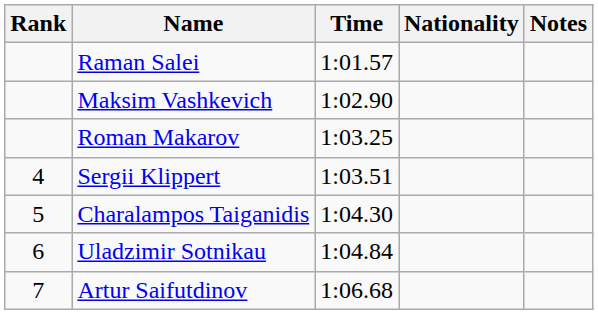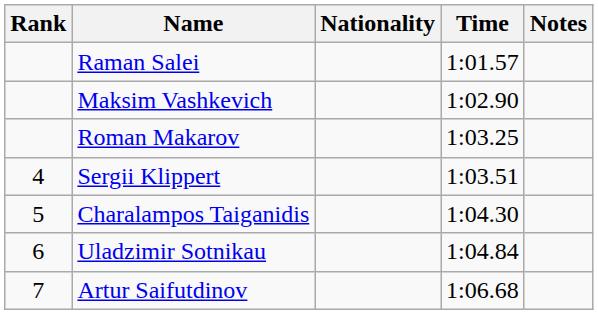columns swapped: (461, 23) <-> (357, 23)
